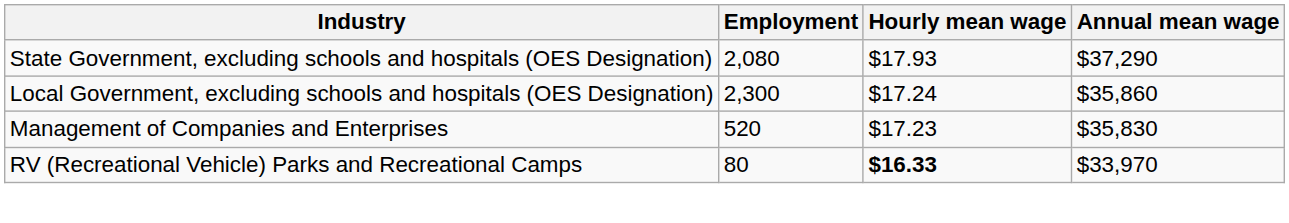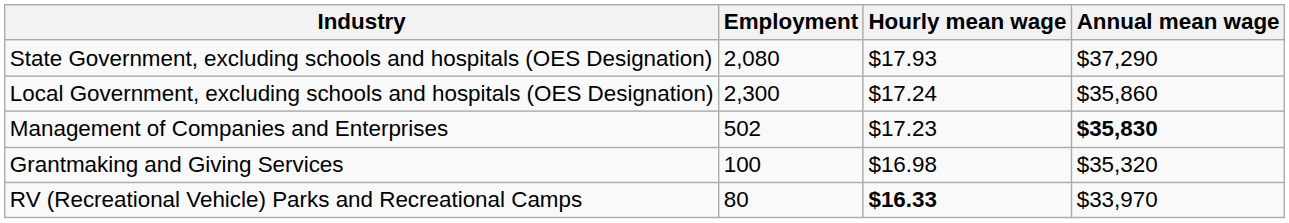(742, 128) 520 -> (742, 128) 502
(1117, 128) normal -> (1117, 128) bold
+ row: (177, 164)
